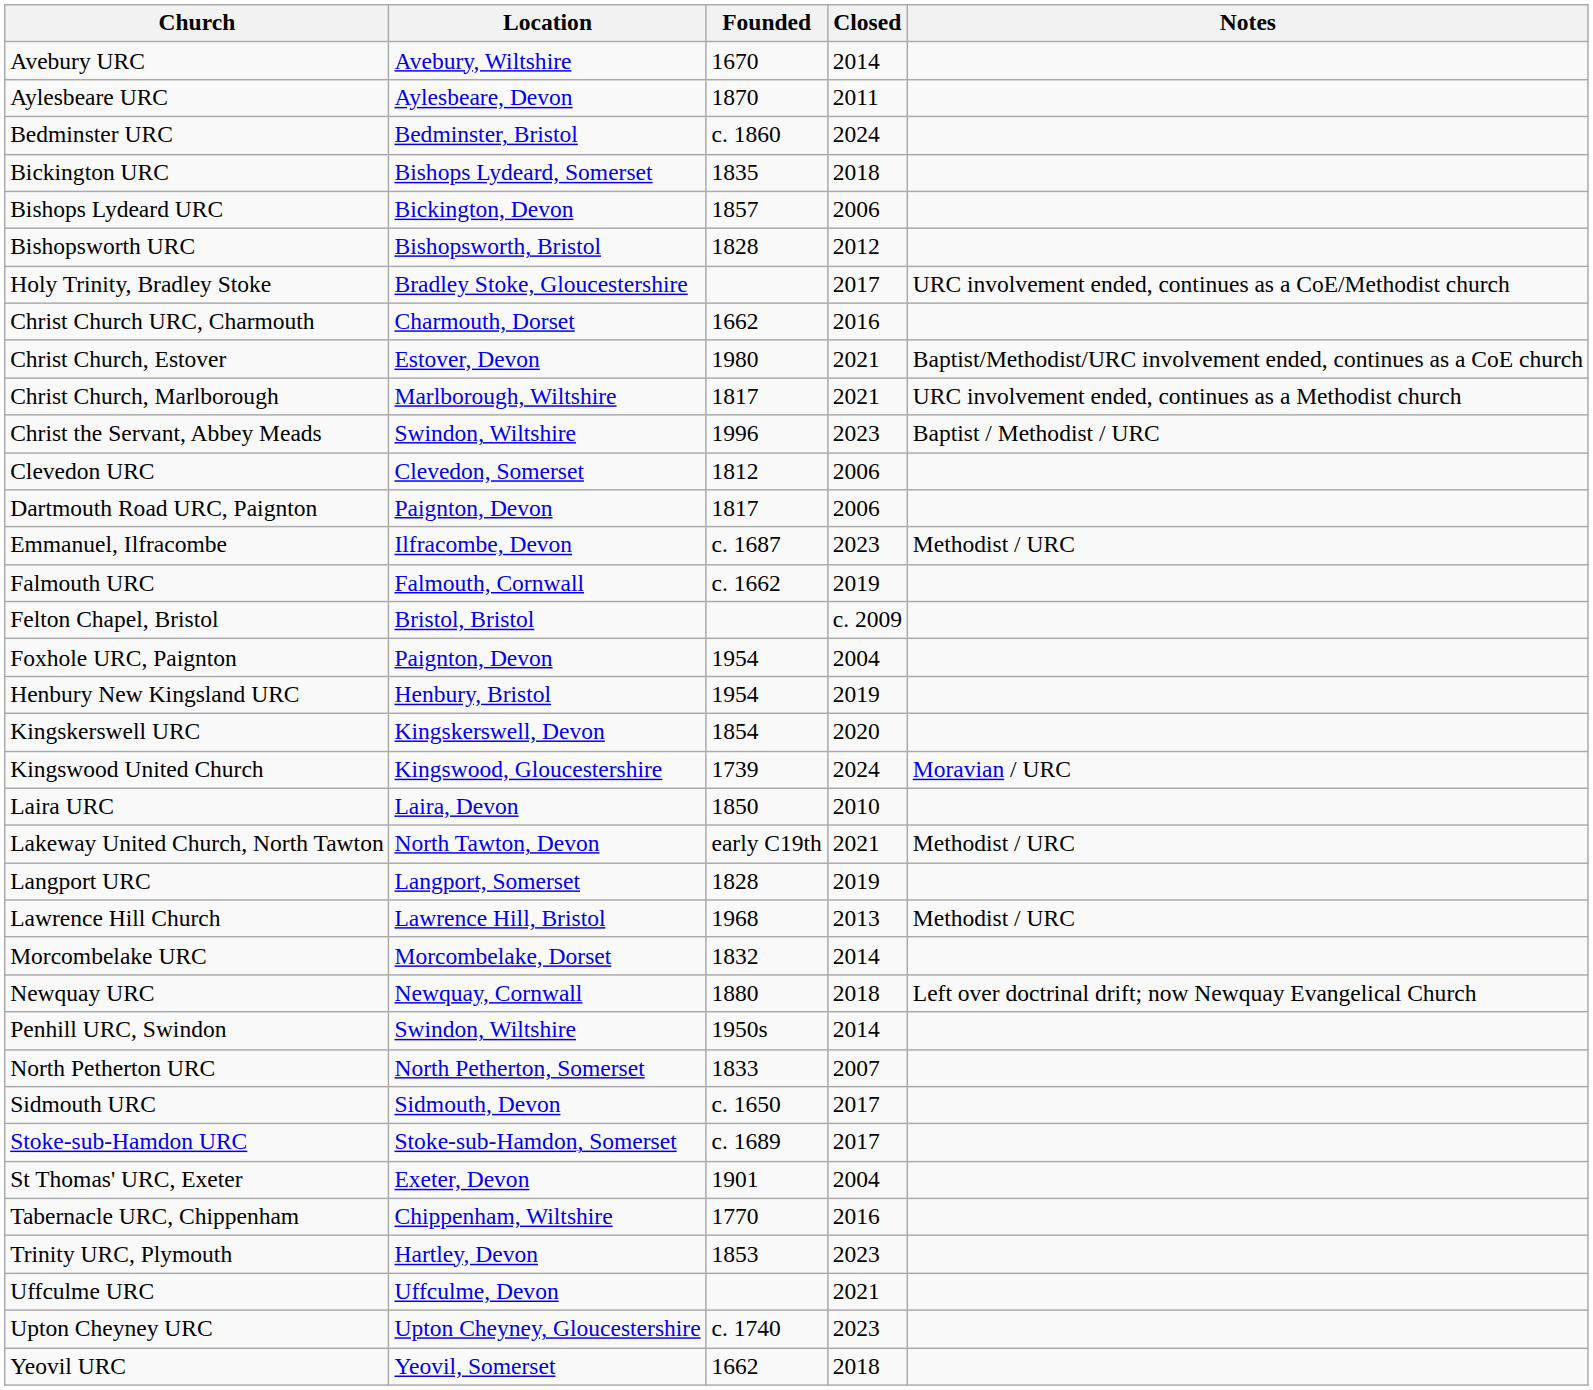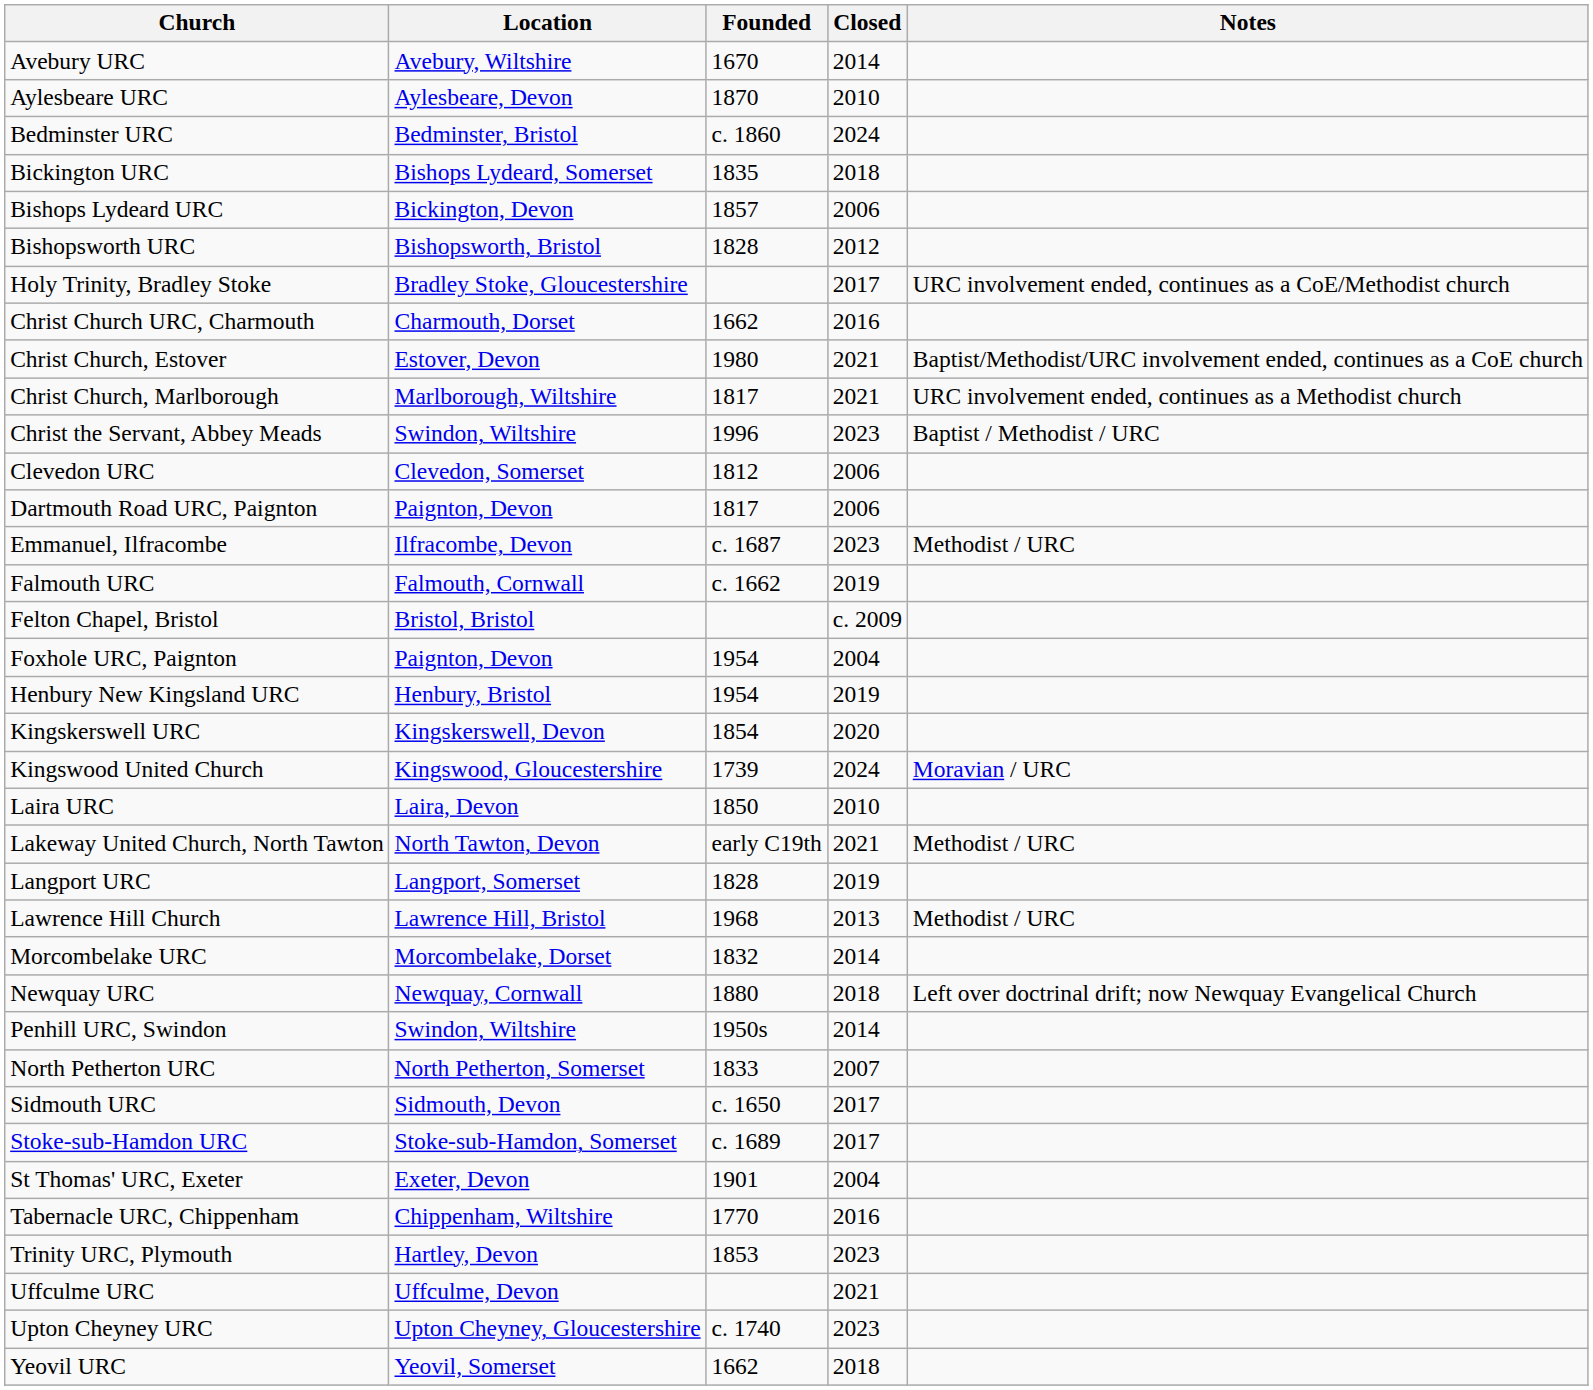(856, 97) 2011 -> (856, 97) 2010
